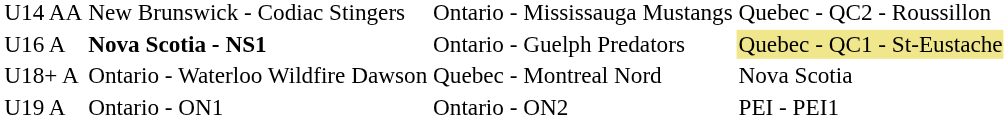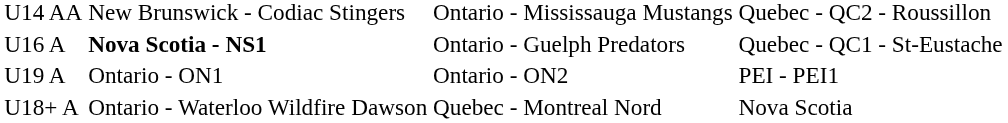(871, 44) khaki background -> (871, 44) no background
rows swapped: (35, 107) <-> (42, 75)
